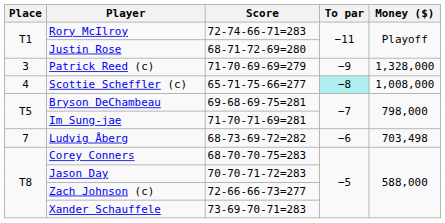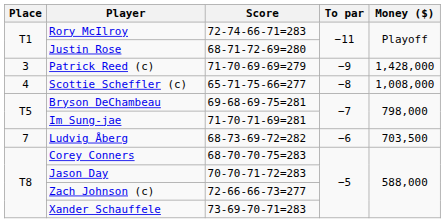(405, 67) 1,328,000 -> (405, 67) 1,428,000
(344, 85) paleturquoise background -> (344, 85) no background
(405, 138) 703,498 -> (405, 138) 703,500
